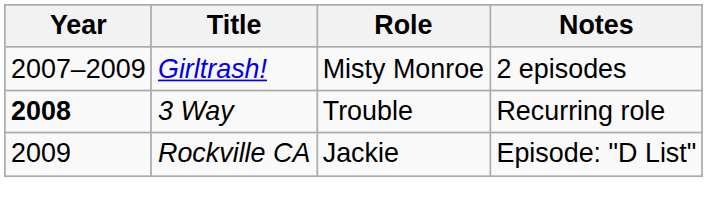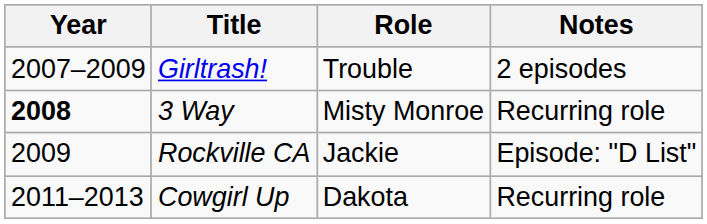(403, 68) Misty Monroe -> (368, 68) Trouble
(368, 111) Trouble -> (403, 111) Misty Monroe
+ row: (224, 196)
